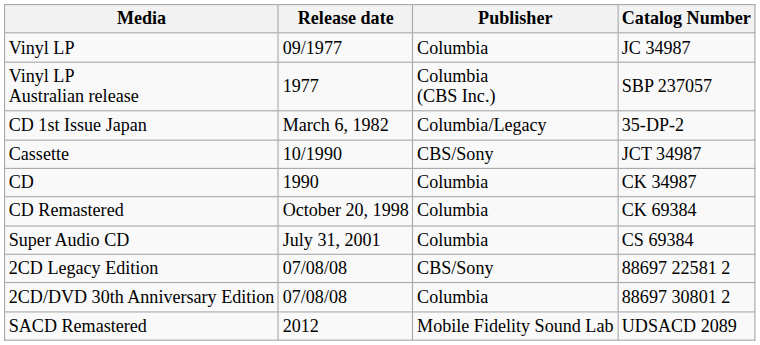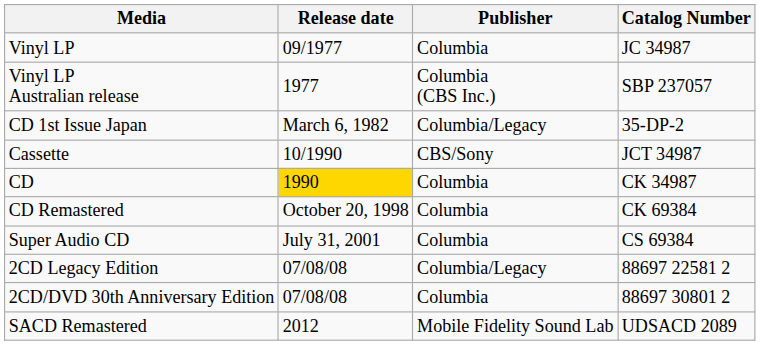(301, 182) no background -> (301, 182) gold background
(455, 268) CBS/Sony -> (482, 268) Columbia/Legacy
